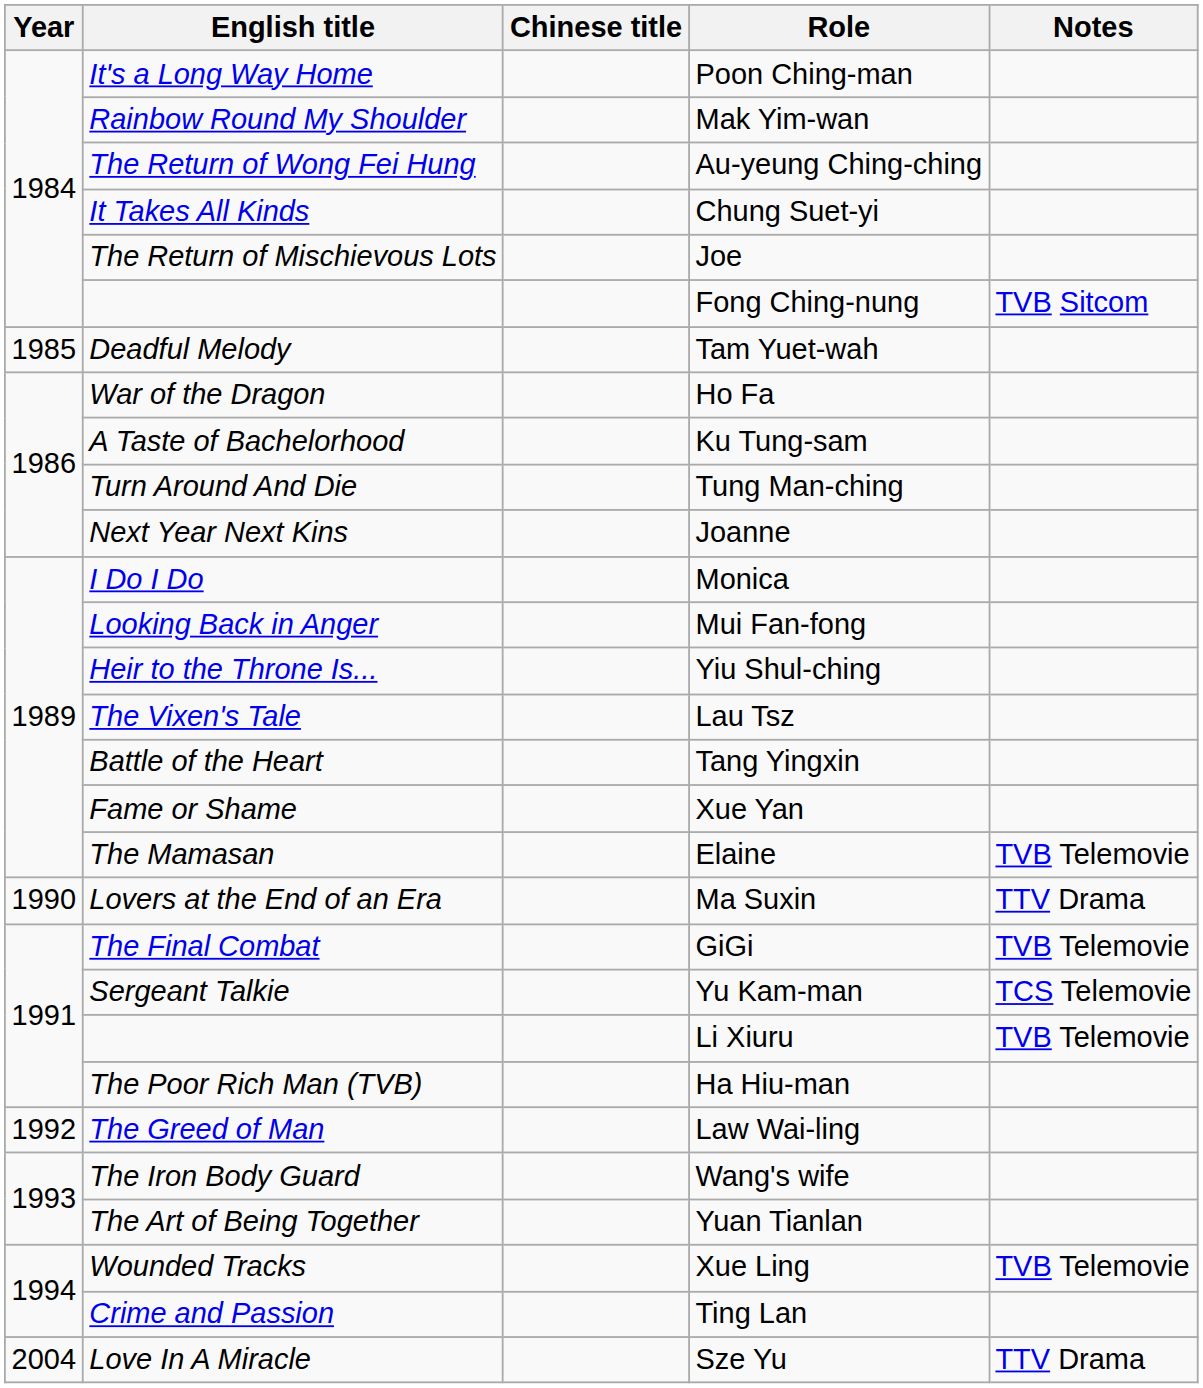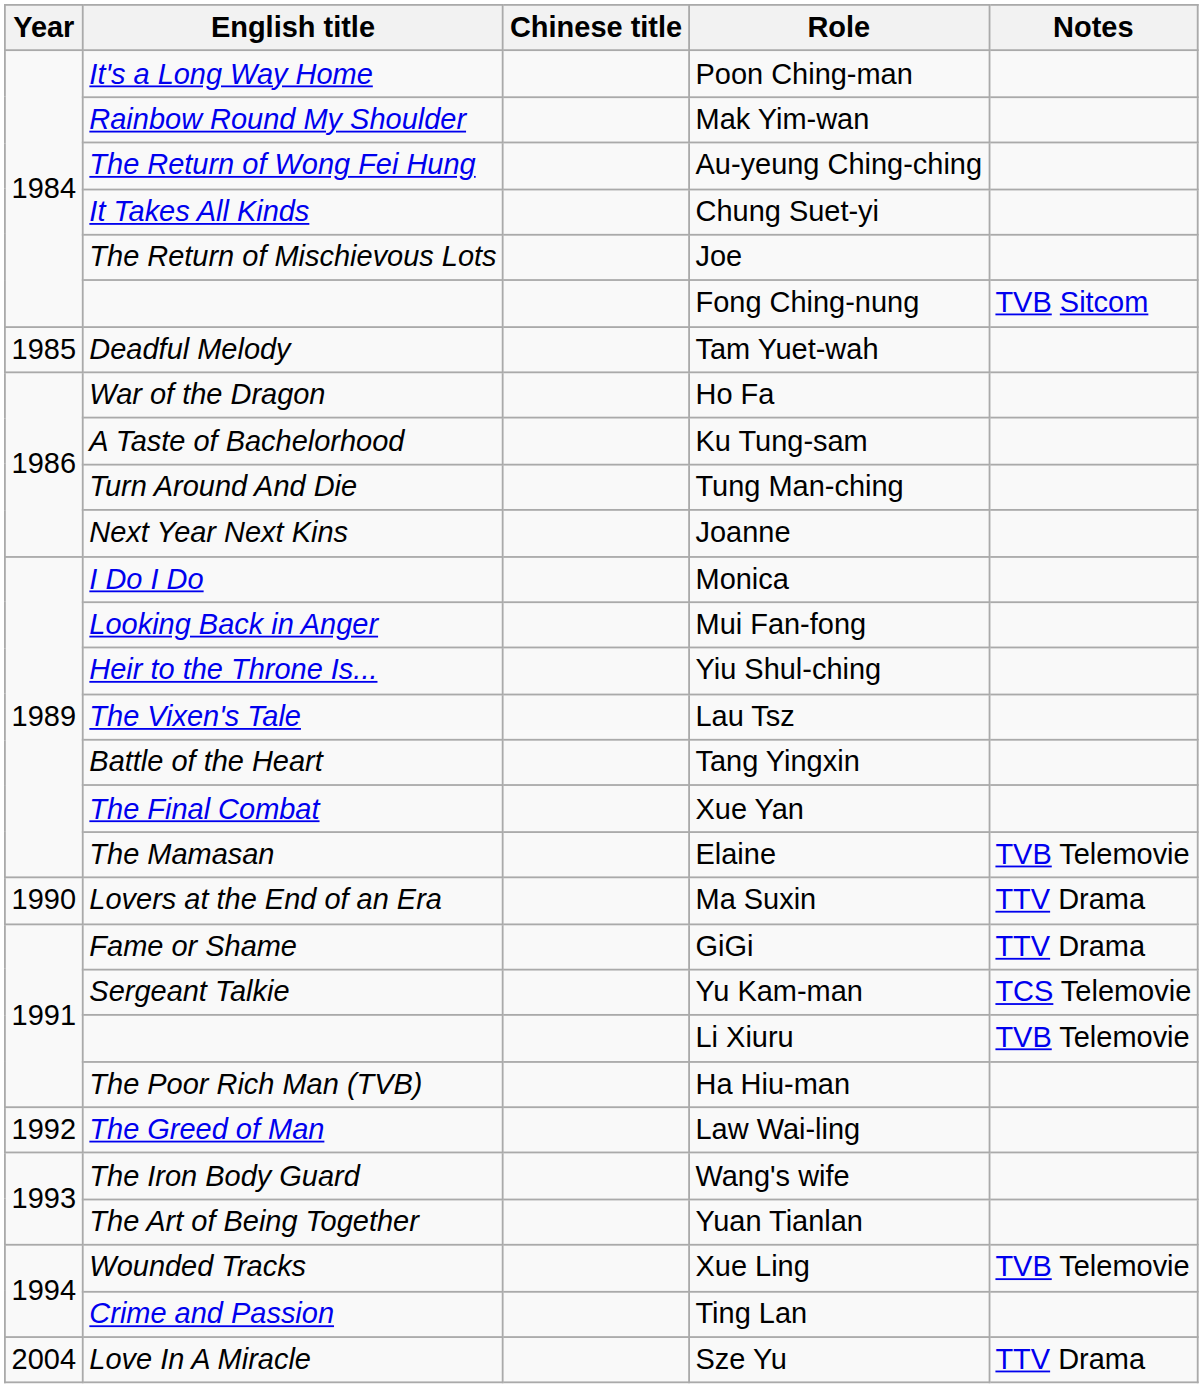(193, 808) Fame or Shame -> (204, 808) The Final Combat
(204, 946) The Final Combat -> (193, 946) Fame or Shame
(1093, 946) TVB Telemovie -> (1070, 946) TTV Drama
